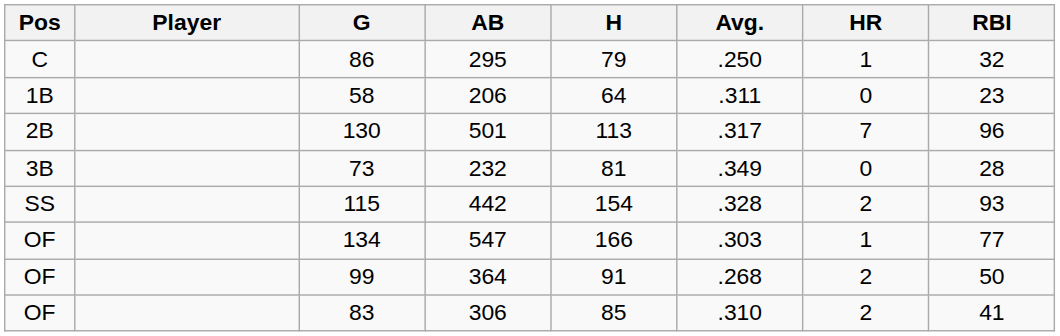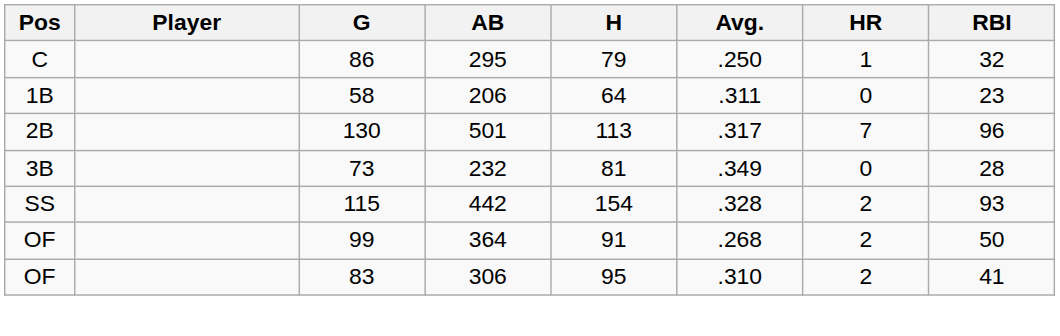- row: (362, 240)
(614, 312) 85 -> (614, 276) 95
